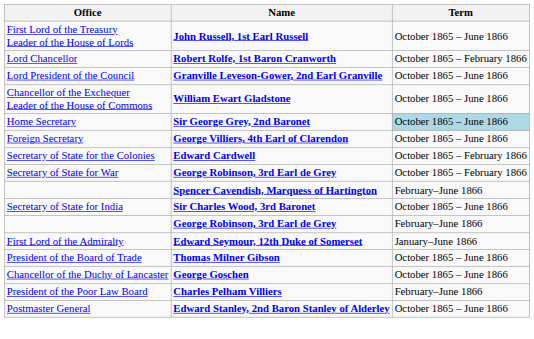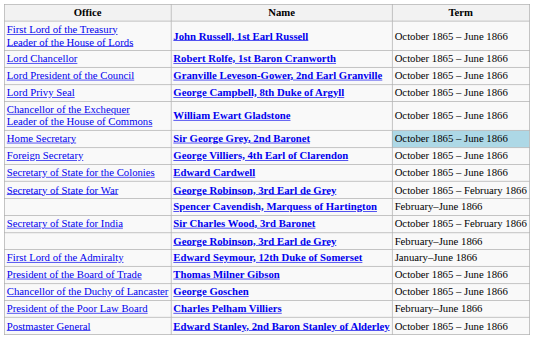(461, 59) October 1865 – February 1866 -> (451, 59) October 1865 – June 1866
+ row: (41, 93)
(461, 156) October 1865 – February 1866 -> (451, 173) October 1865 – June 1866
(451, 207) October 1865 – June 1866 -> (461, 224) October 1865 – February 1866
